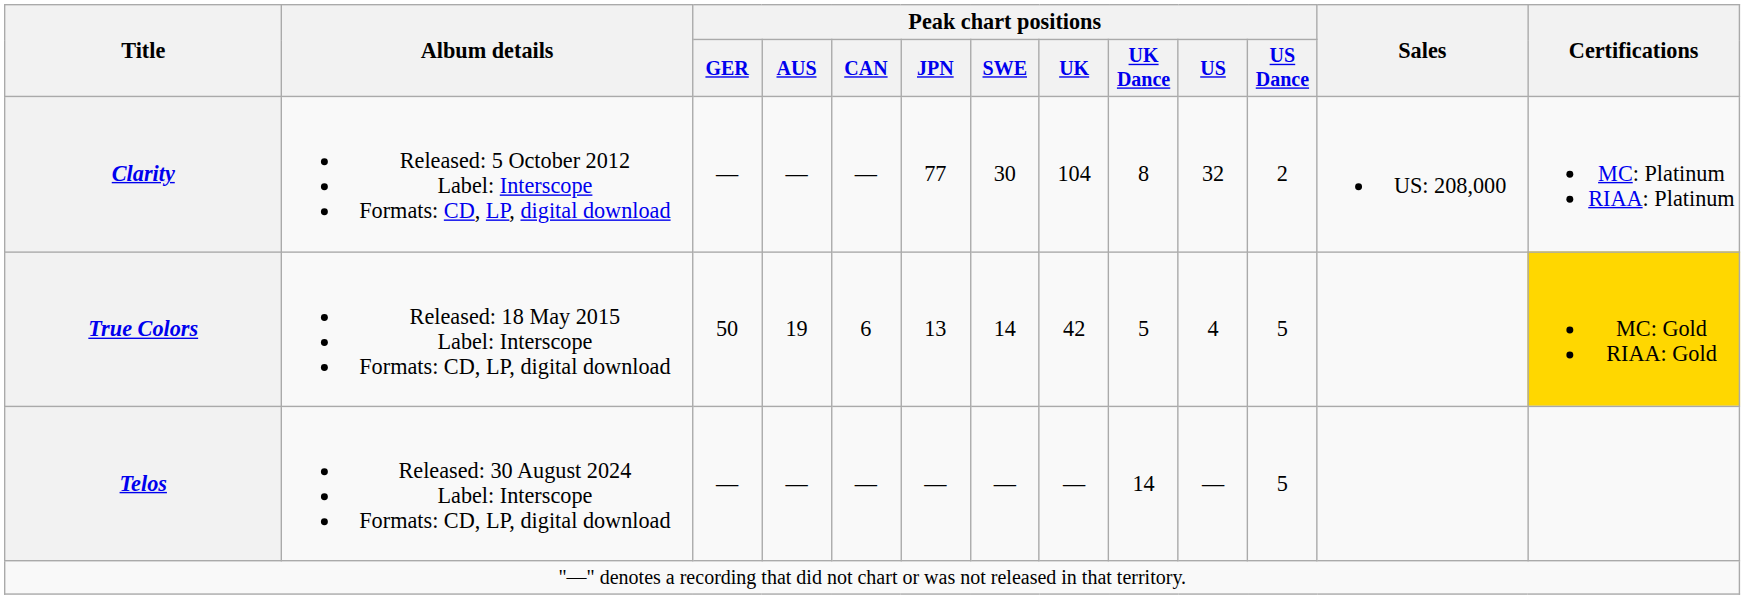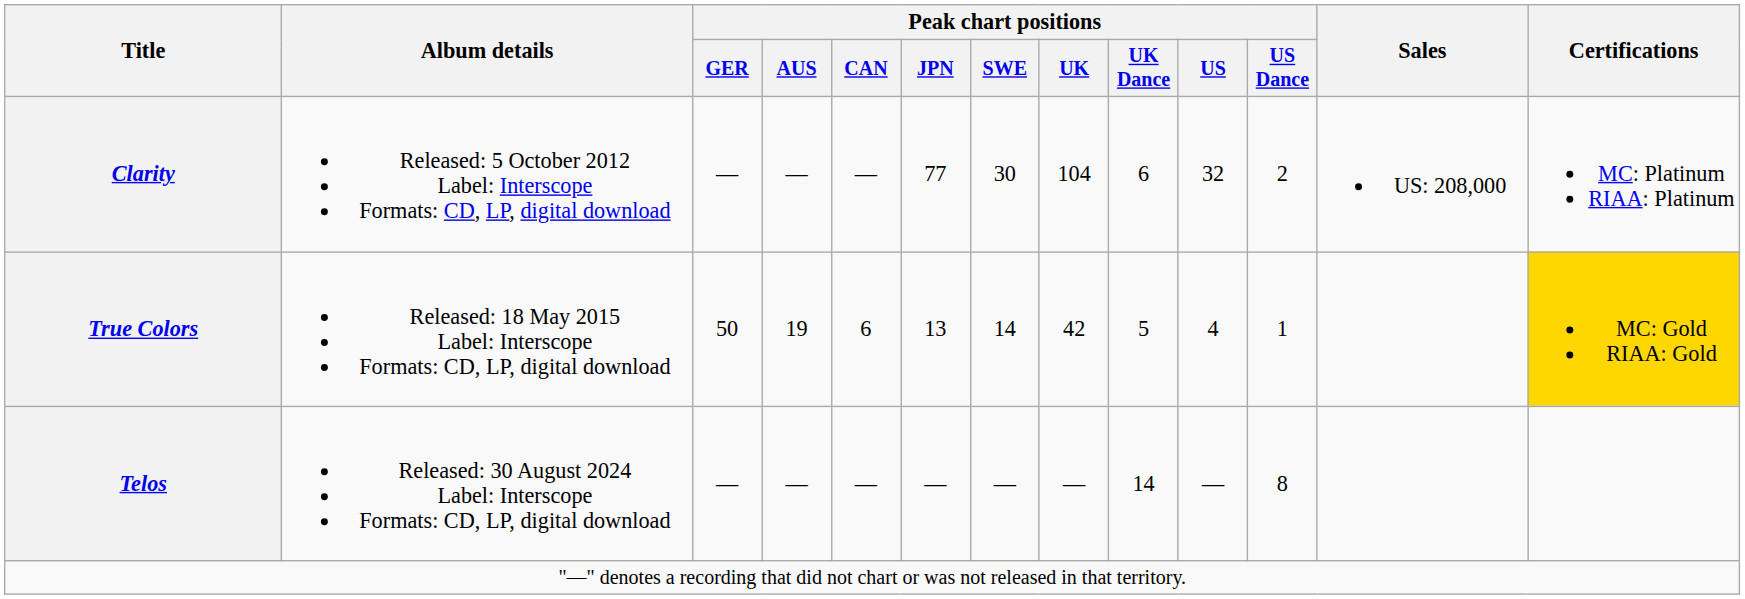(1144, 173) 8 -> (1144, 173) 6
(1282, 328) 5 -> (1282, 328) 1
(1282, 483) 5 -> (1282, 483) 8
